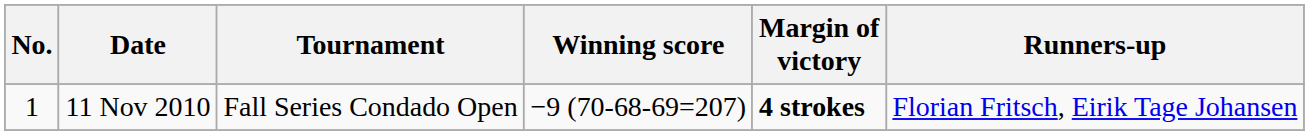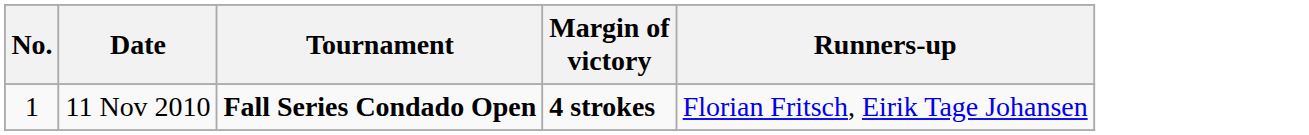- column: (638, 44)
(371, 106) normal -> (380, 106) bold
